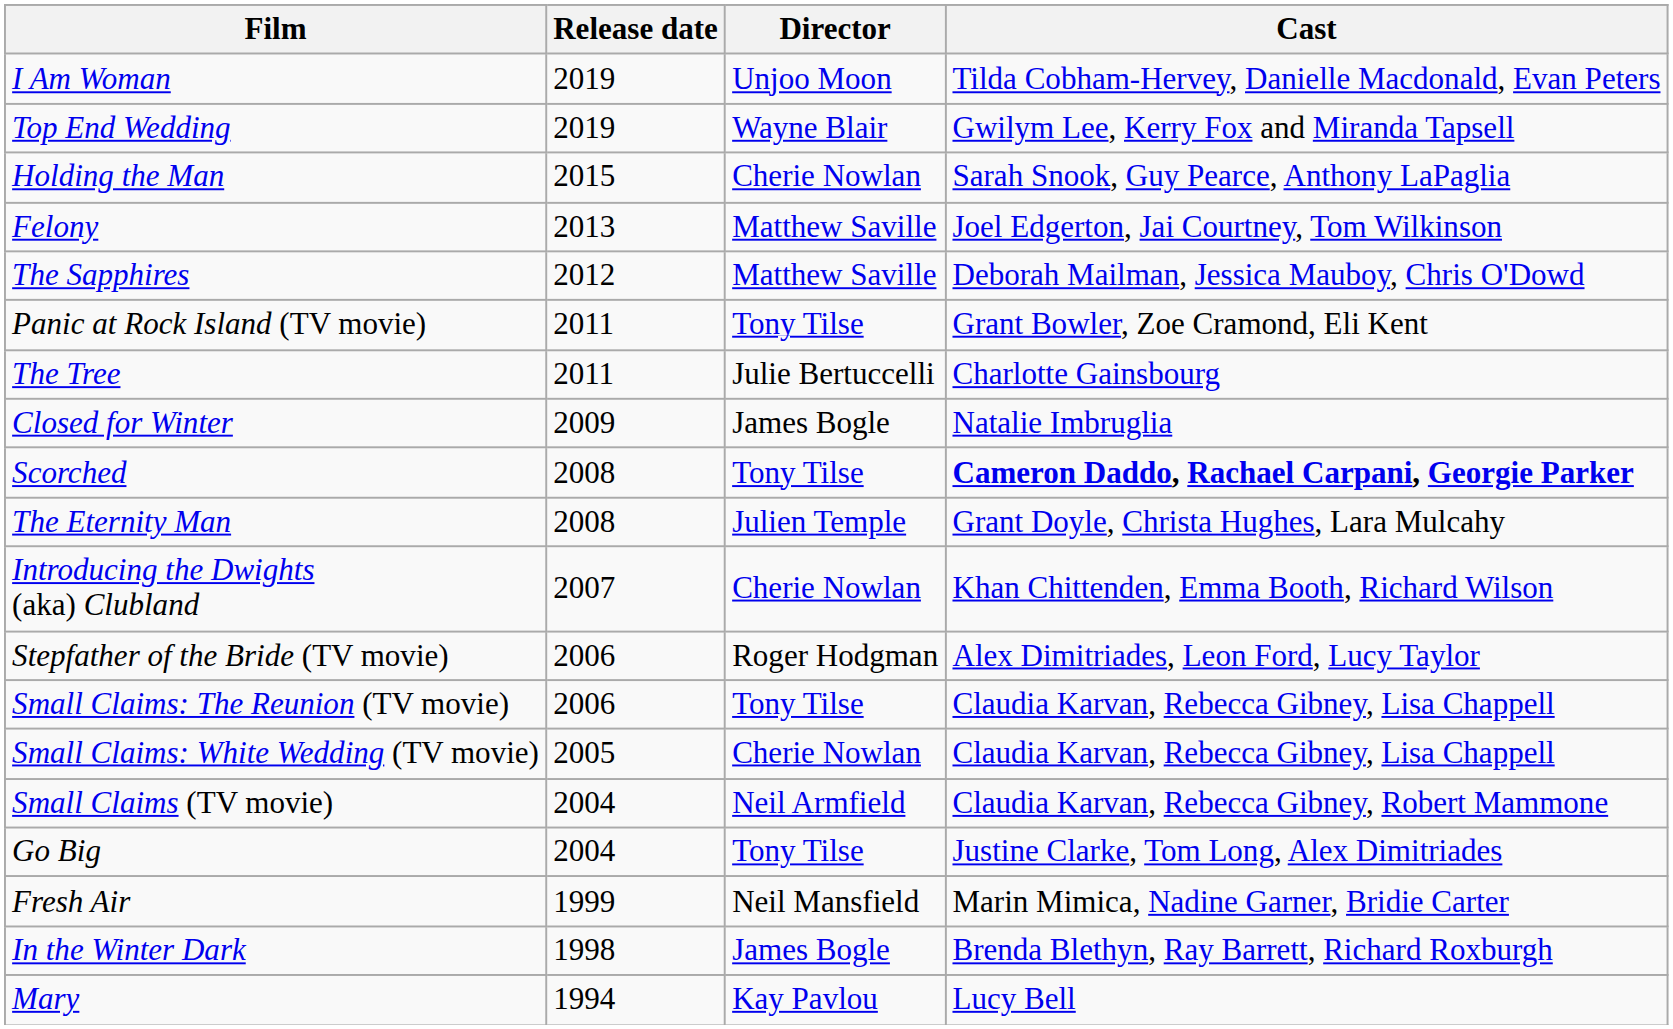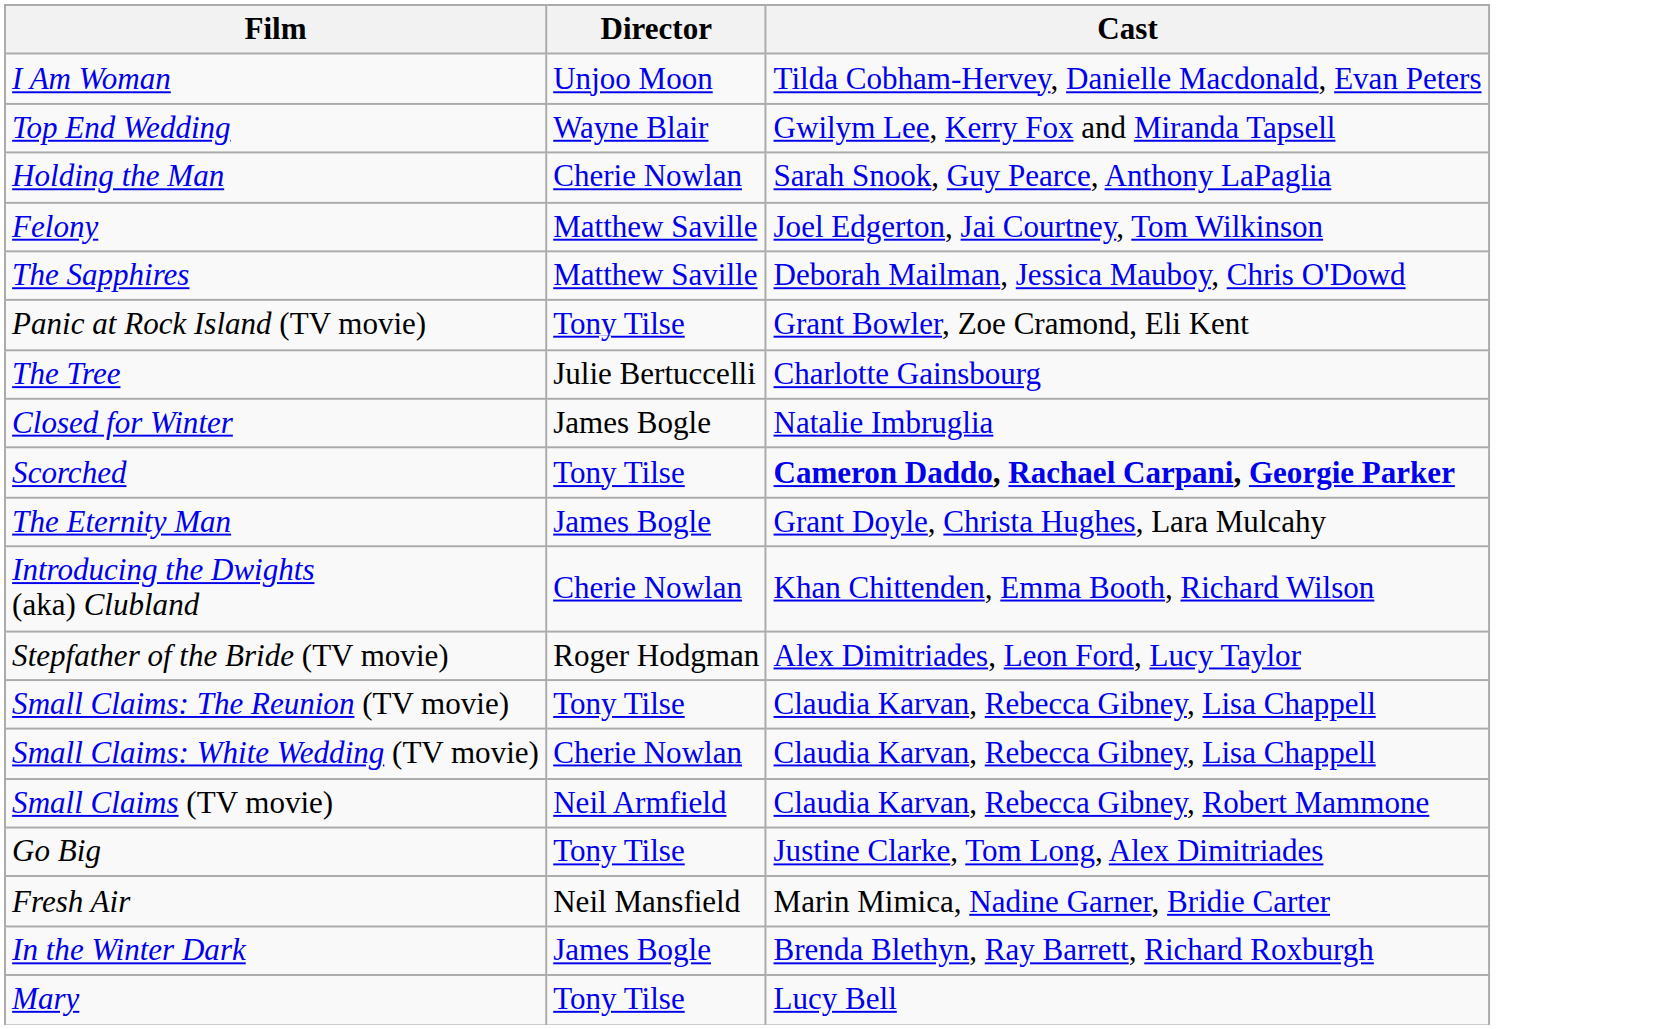- column: (636, 29)
(819, 521) Julien Temple -> (632, 521) James Bogle
(805, 999) Kay Pavlou -> (619, 999) Tony Tilse
